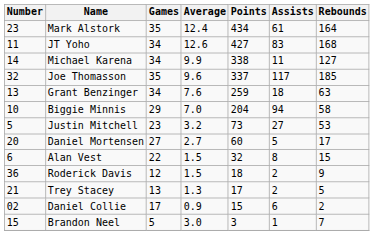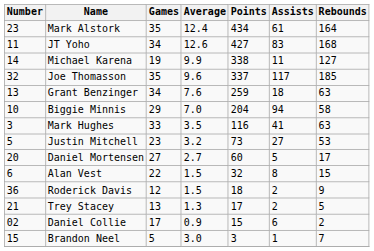(155, 61) 34 -> (155, 61) 19
+ row: (81, 126)
